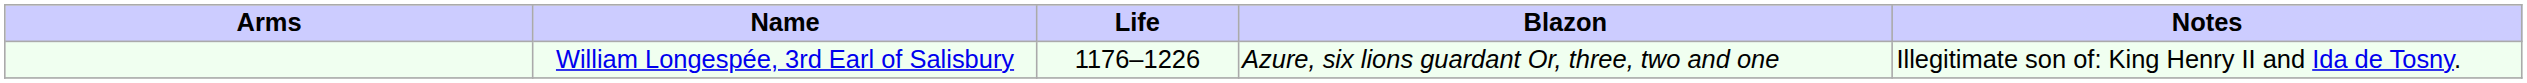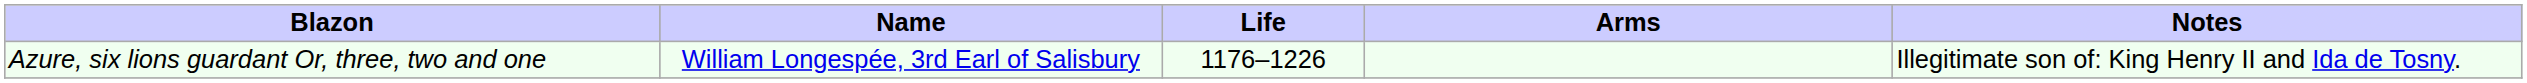columns swapped: (269, 22) <-> (1565, 22)
